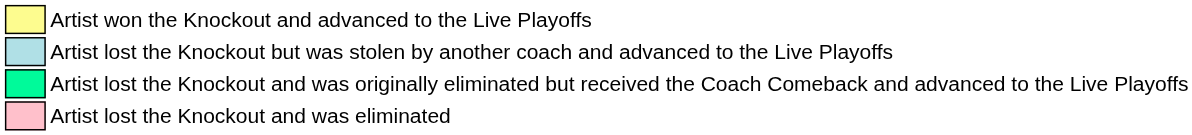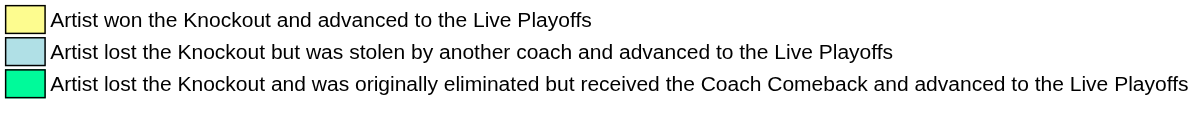- row: (250, 116)
